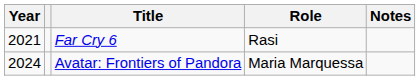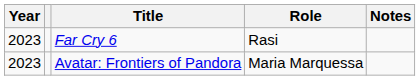(24, 39) 2021 -> (24, 39) 2023
(24, 63) 2024 -> (24, 63) 2023
